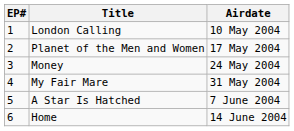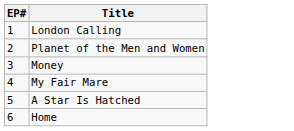- column: (248, 13)
